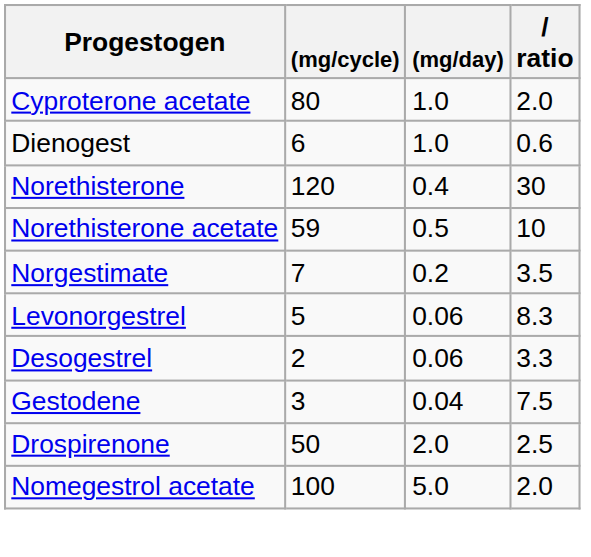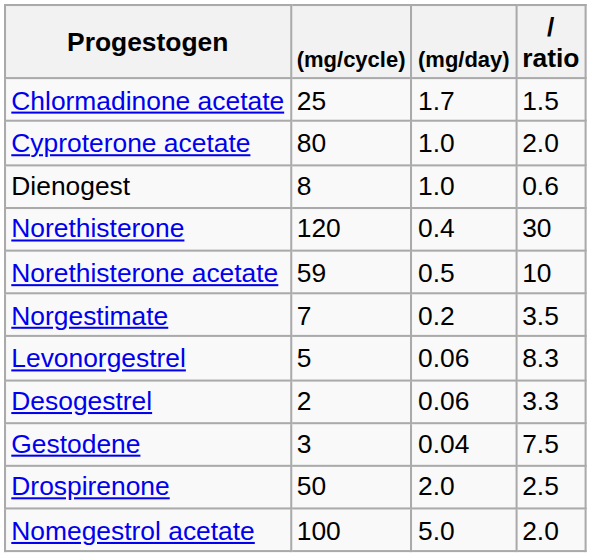+ row: (148, 100)
(298, 143) 6 -> (304, 186) 8
